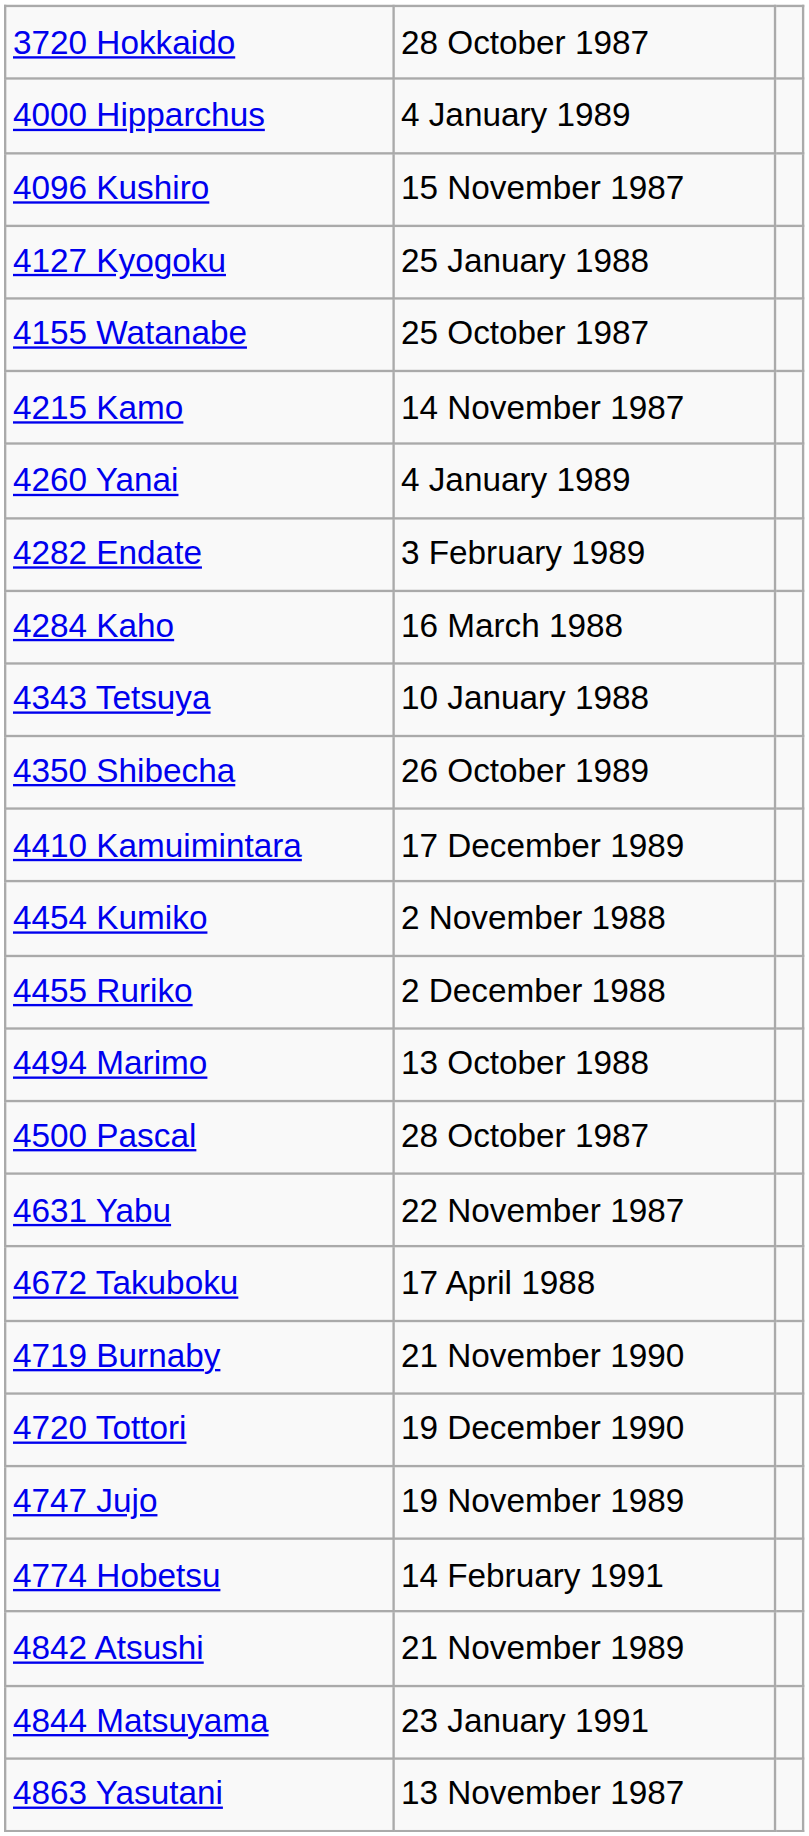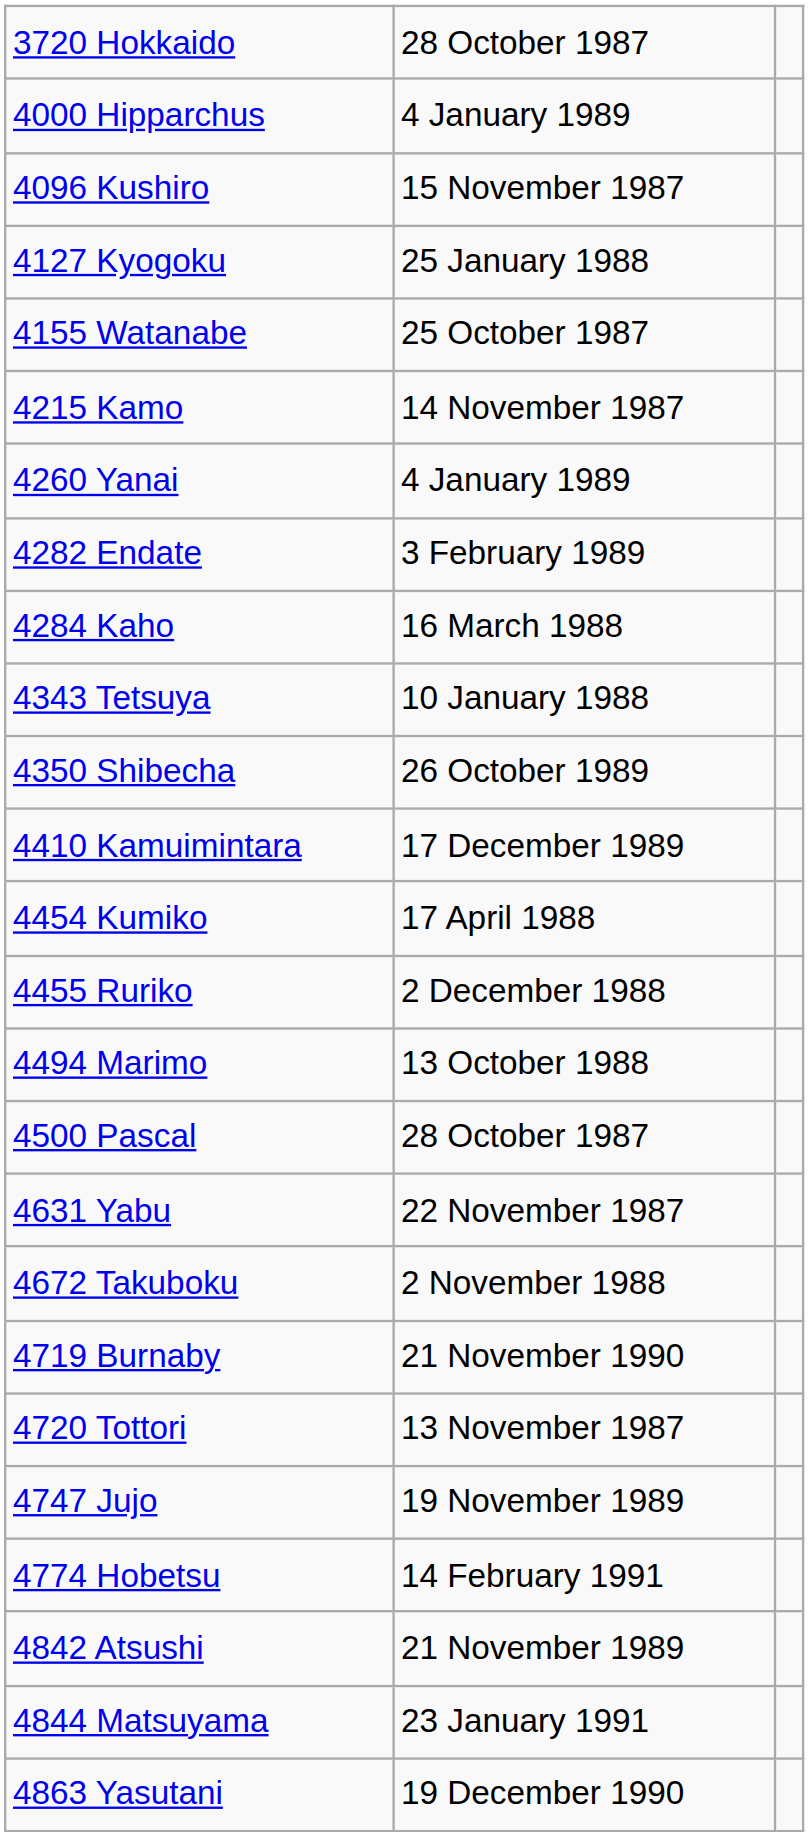(533, 917) 2 November 1988 -> (498, 917) 17 April 1988
(498, 1282) 17 April 1988 -> (533, 1282) 2 November 1988
(543, 1428) 19 December 1990 -> (543, 1428) 13 November 1987
(543, 1793) 13 November 1987 -> (543, 1793) 19 December 1990
